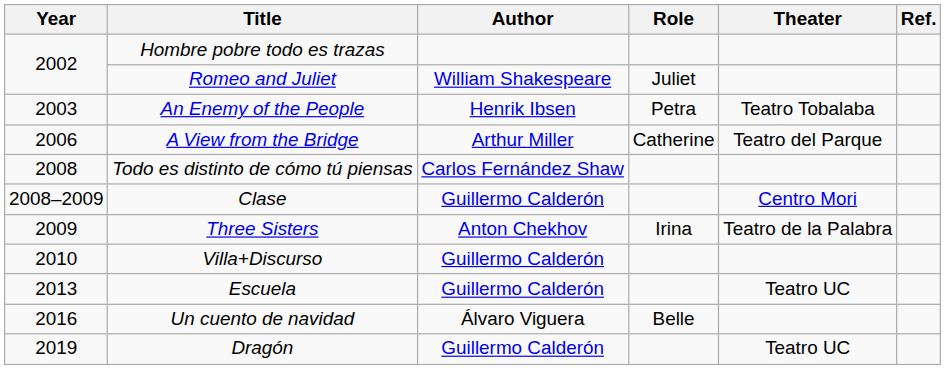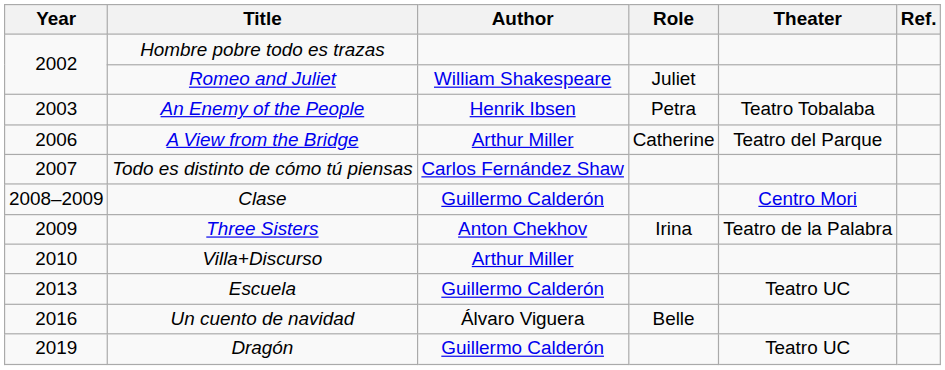(56, 169) 2008 -> (56, 169) 2007
(523, 259) Guillermo Calderón -> (523, 259) Arthur Miller
